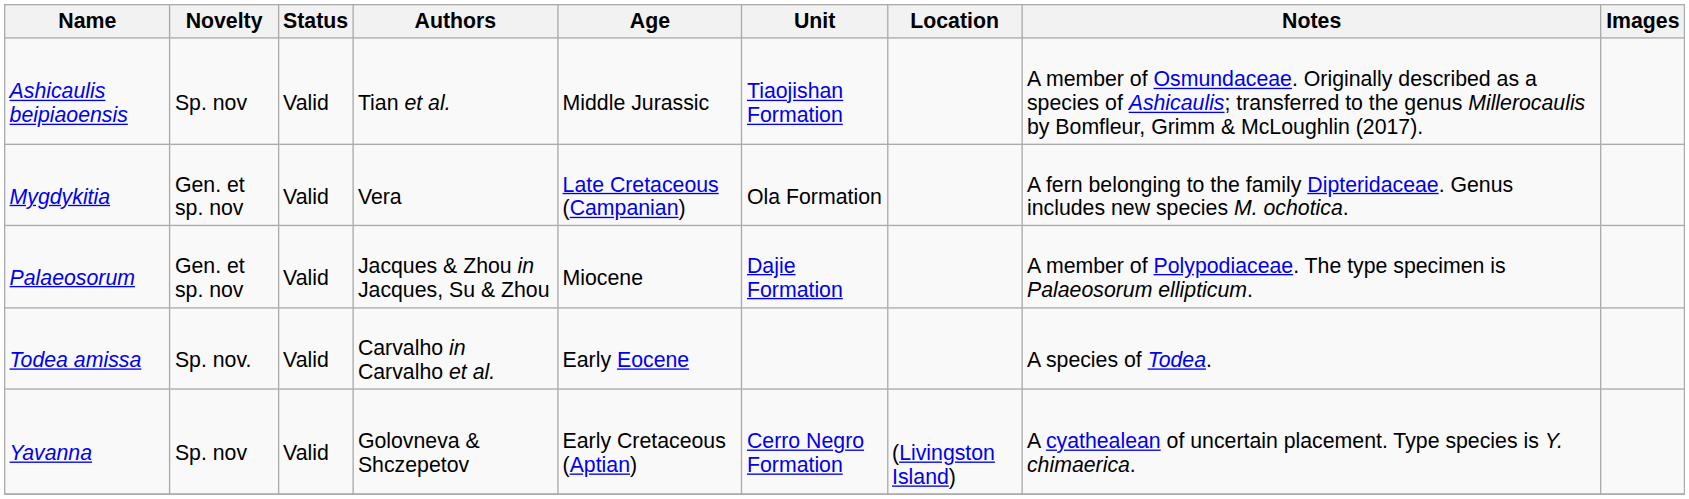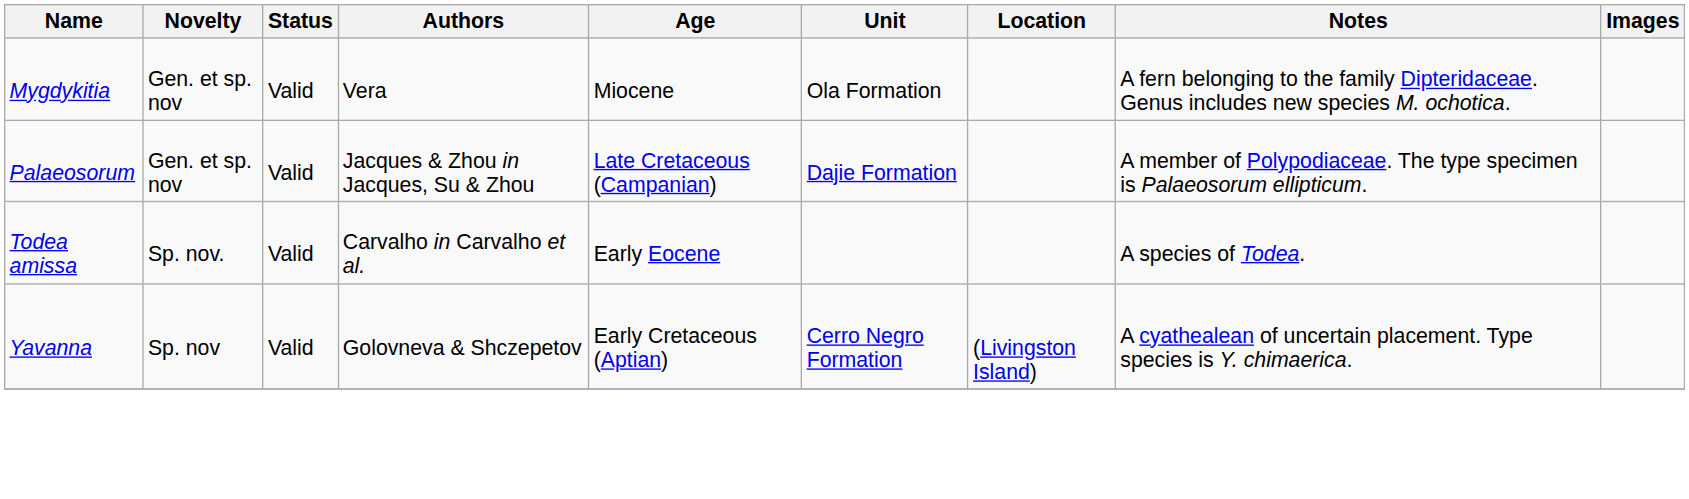- row: (69, 103)
(641, 196) Late Cretaceous (Campanian) -> (634, 91) Miocene
(603, 278) Miocene -> (672, 172) Late Cretaceous (Campanian)
